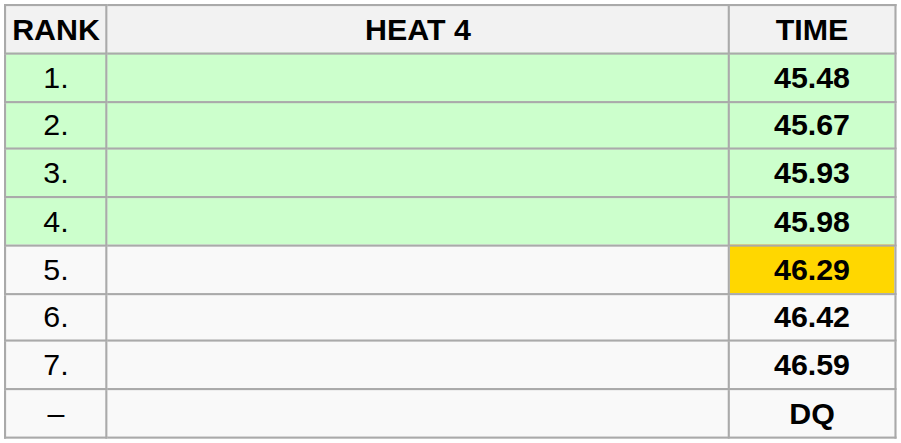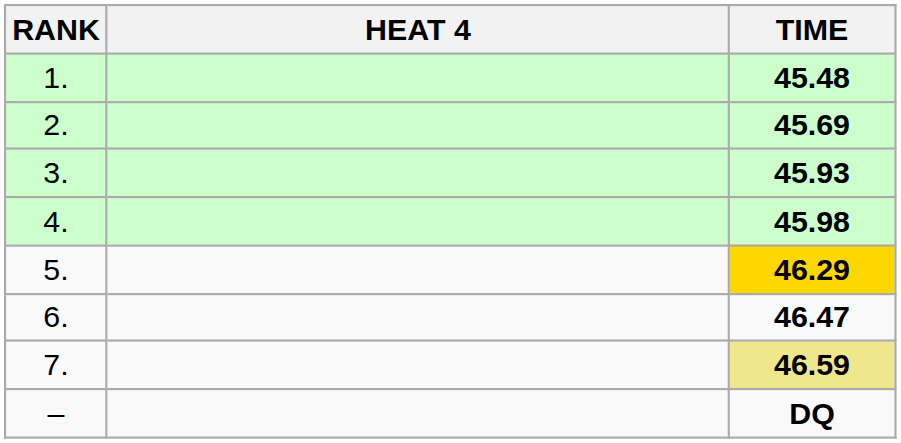(812, 125) 45.67 -> (812, 125) 45.69
(812, 317) 46.42 -> (812, 317) 46.47
(812, 365) no background -> (812, 365) khaki background
